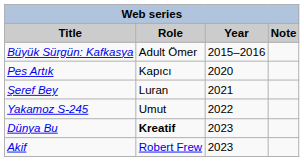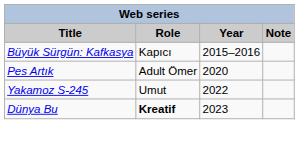(168, 52) Adult Ömer -> (155, 52) Kapıcı
(155, 71) Kapıcı -> (168, 71) Adult Ömer
- row: (32, 90)
- row: (17, 147)
